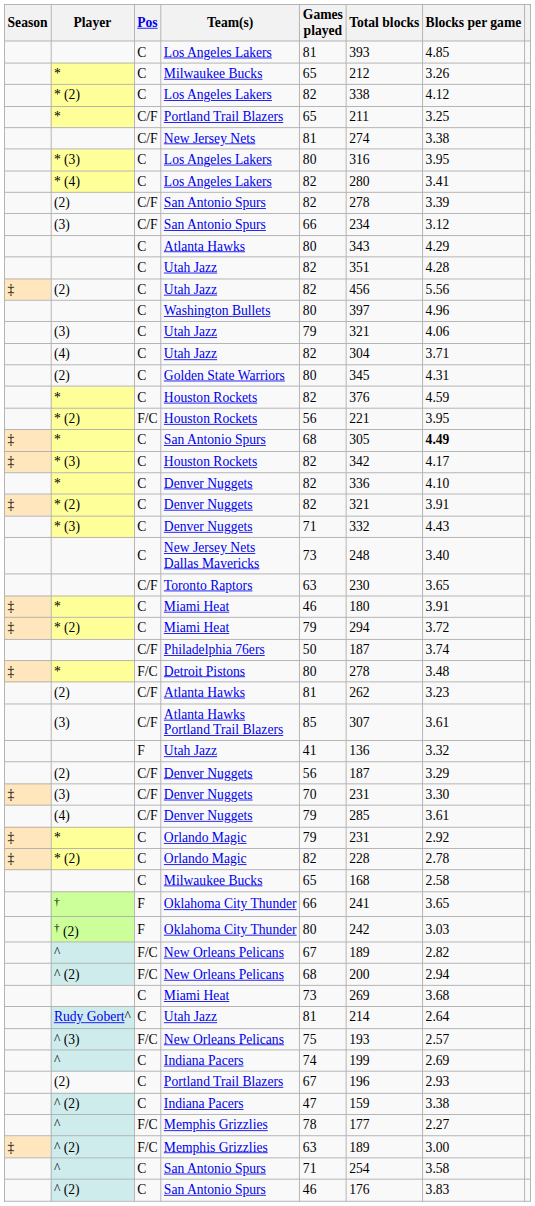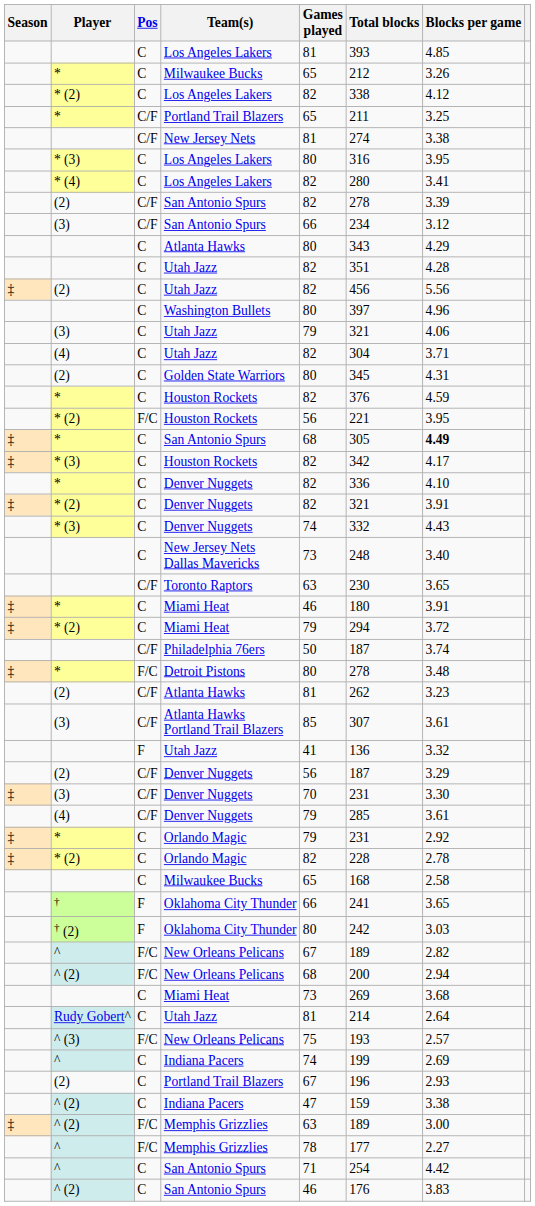(310, 526) 71 -> (310, 526) 74
rows swapped: (57, 1125) <-> (67, 1146)
(437, 1168) 3.58 -> (437, 1168) 4.42
